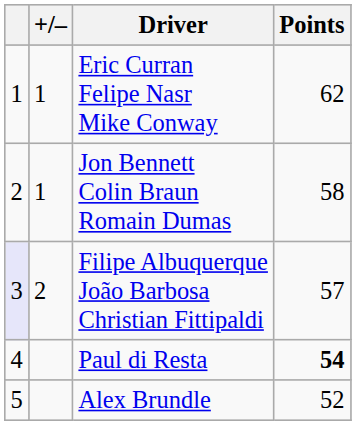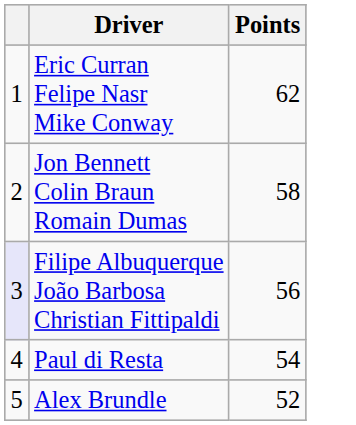- column: (51, 24)
(332, 290) 57 -> (288, 290) 56
(332, 360) bold -> (288, 360) normal
